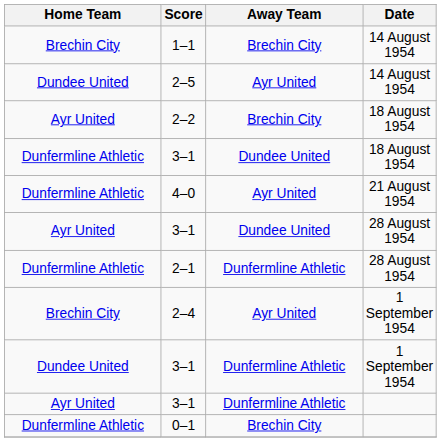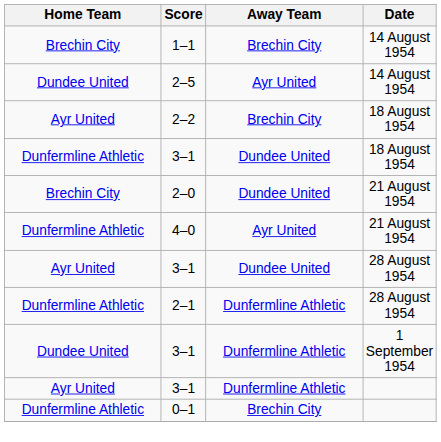+ row: (184, 194)
- row: (184, 313)
